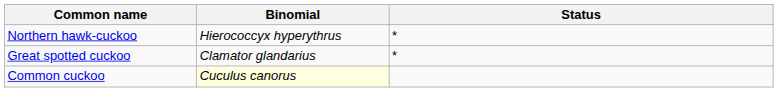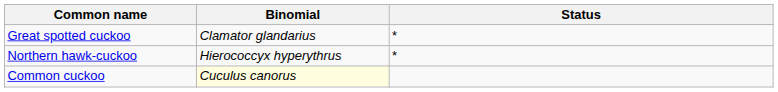rows swapped: (69, 55) <-> (72, 35)
